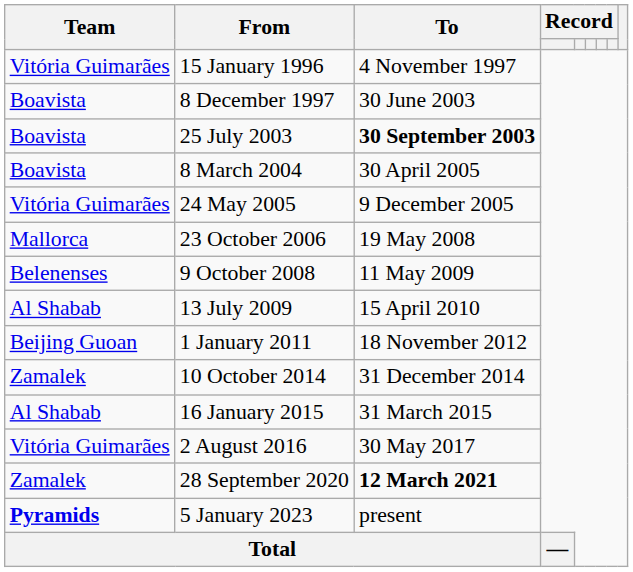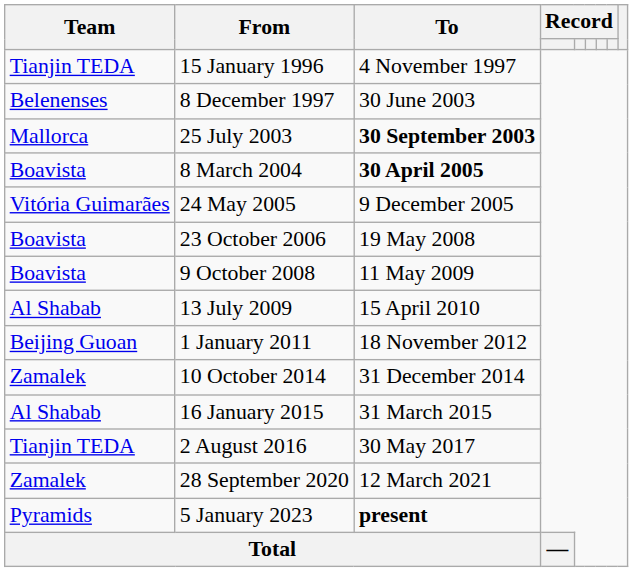(90, 66) Vitória Guimarães -> (72, 66) Tianjin TEDA
(48, 100) Boavista -> (59, 100) Belenenses
(48, 135) Boavista -> (49, 135) Mallorca
(419, 169) normal -> (421, 169) bold
(49, 238) Mallorca -> (48, 238) Boavista
(59, 273) Belenenses -> (48, 273) Boavista
(90, 445) Vitória Guimarães -> (72, 445) Tianjin TEDA
(428, 480) bold -> (425, 480) normal
(54, 514) bold -> (51, 514) normal
(390, 514) normal -> (393, 514) bold
